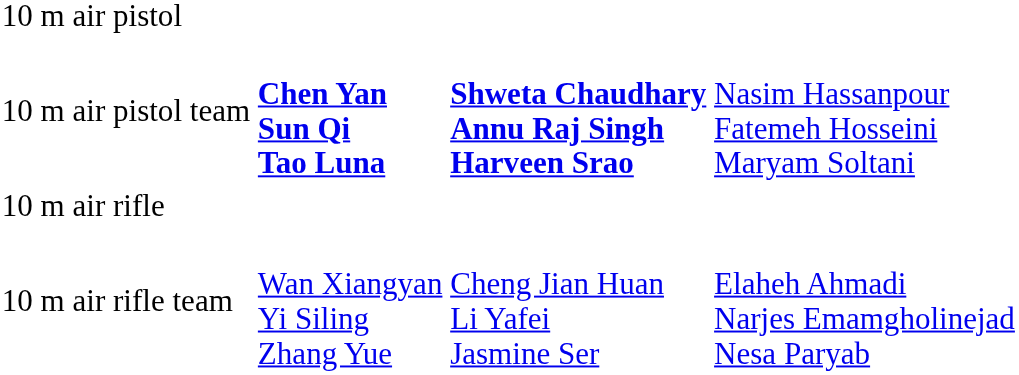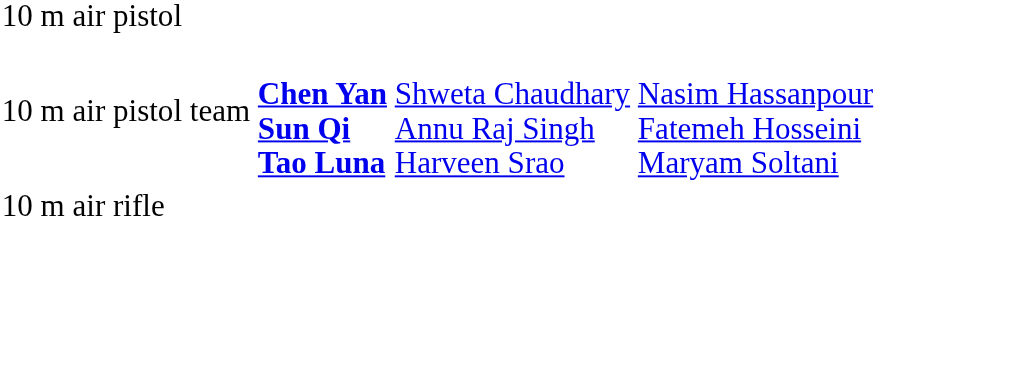(578, 128) bold -> (512, 128) normal
- row: (117, 300)
